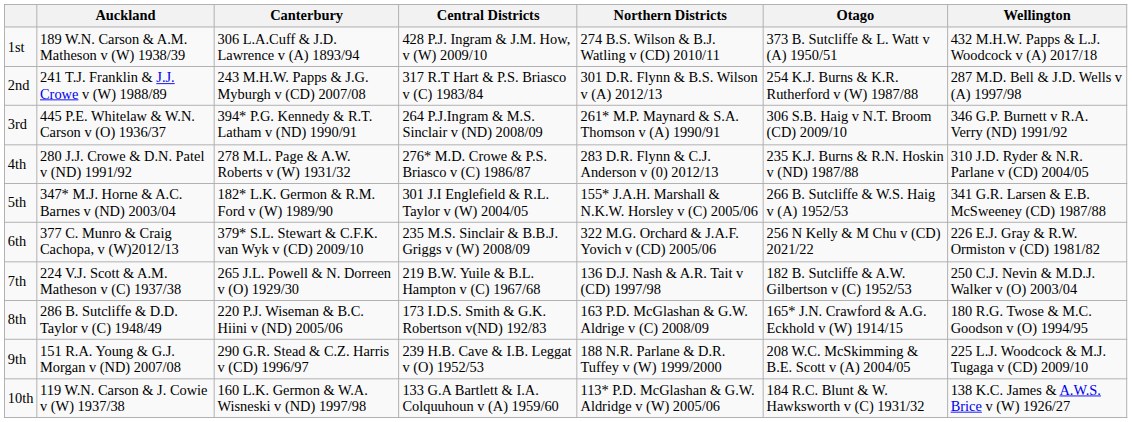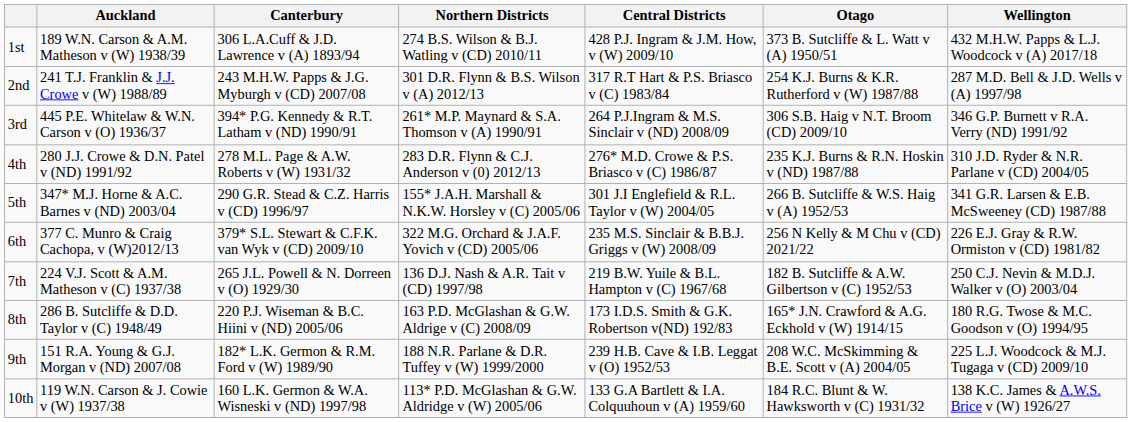columns swapped: (488, 15) <-> (670, 15)
(296, 203) 182* L.K. Germon & R.M. Ford v (W) 1989/90 -> (303, 203) 290 G.R. Stead & C.Z. Harris v (CD) 1996/97
(303, 359) 290 G.R. Stead & C.Z. Harris v (CD) 1996/97 -> (296, 359) 182* L.K. Germon & R.M. Ford v (W) 1989/90
